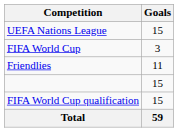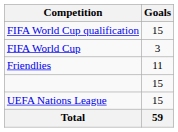rows swapped: (73, 100) <-> (57, 30)
